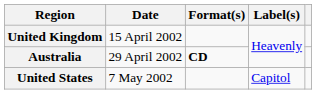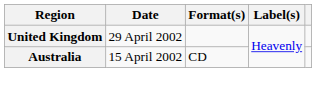(145, 36) 15 April 2002 -> (145, 36) 29 April 2002
(145, 57) 29 April 2002 -> (145, 57) 15 April 2002
(198, 57) bold -> (198, 57) normal
- row: (55, 78)
